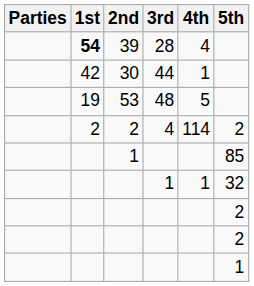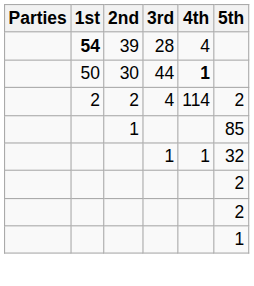(90, 73) 42 -> (90, 73) 50
(205, 73) normal -> (205, 73) bold
- row: (129, 101)
